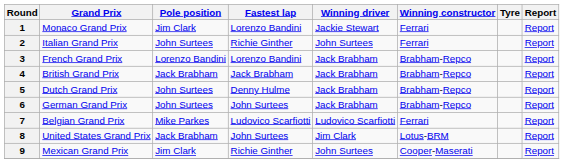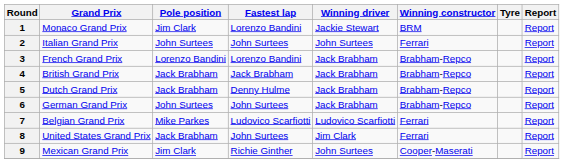(414, 27) Ferrari -> (411, 27) BRM
(262, 43) Richie Ginther -> (259, 43) John Surtees
(184, 89) John Surtees -> (186, 89) Jack Brabham
(424, 135) Lotus-BRM -> (414, 135) Ferrari
